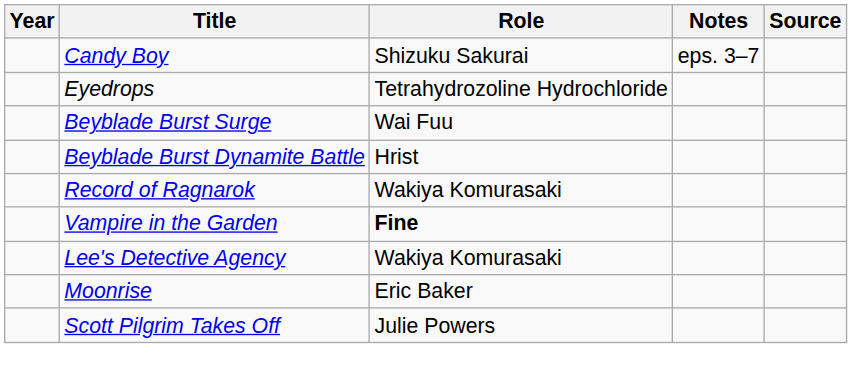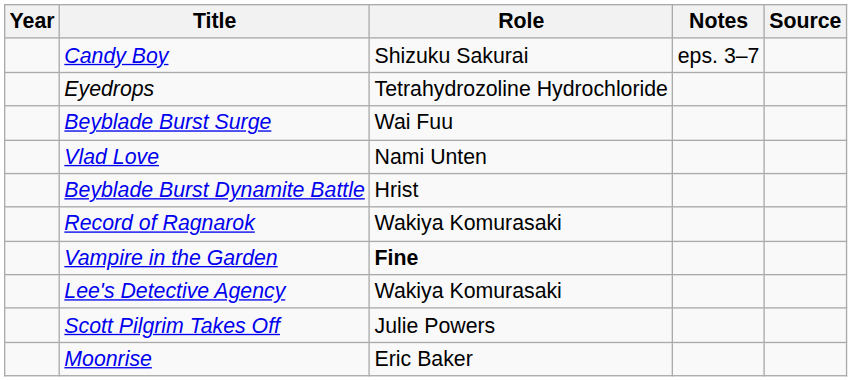+ row: (112, 156)
rows swapped: (172, 325) <-> (108, 291)
